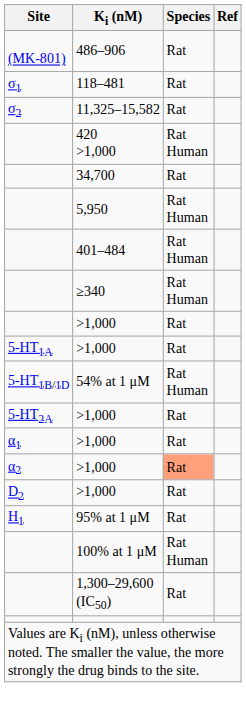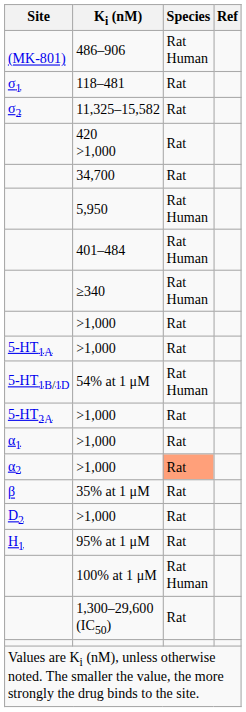(176, 50) Rat -> (187, 50) Rat Human
(187, 143) Rat Human -> (176, 143) Rat
+ row: (11, 491)
